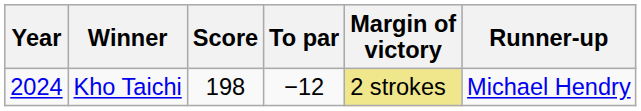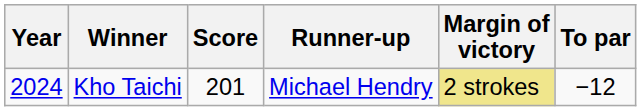columns swapped: (304, 37) <-> (549, 37)
(225, 87) 198 -> (225, 87) 201
